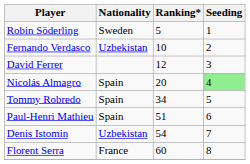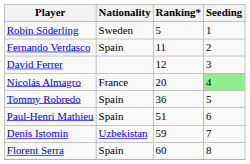(123, 47) Uzbekistan -> (111, 47) Spain
(161, 47) 10 -> (161, 47) 11
(111, 82) Spain -> (113, 82) France
(161, 99) 34 -> (161, 99) 36
(161, 133) 54 -> (161, 133) 59
(113, 151) France -> (111, 151) Spain
